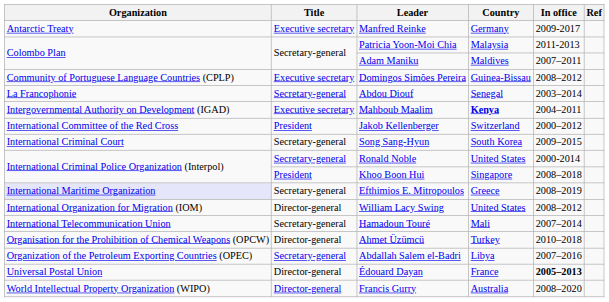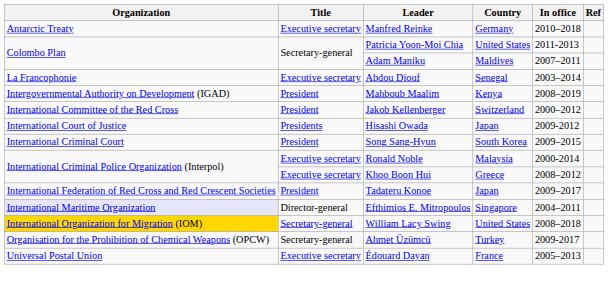(558, 28) 2009-2017 -> (558, 28) 2010–2018
(489, 45) Malaysia -> (503, 45) United States
- row: (412, 77)
(310, 93) Secretary-general -> (321, 77) Executive secretary
(314, 110) Executive secretary -> (299, 93) President
(485, 110) bold -> (489, 93) normal
(559, 110) 2004–2011 -> (558, 93) 2008–2019
+ row: (397, 126)
(310, 142) Secretary-general -> (299, 142) President
(310, 158) Secretary-general -> (321, 158) Executive secretary
(498, 158) United States -> (494, 158) Malaysia
(293, 175) President -> (321, 175) Executive secretary
(491, 175) Singapore -> (490, 175) Greece
(559, 175) 2008–2018 -> (558, 175) 2008–2012
+ row: (398, 191)
(310, 191) Secretary-general -> (314, 207) Director-general
(485, 191) Greece -> (496, 207) Singapore
(559, 191) 2008–2019 -> (558, 207) 2004–2011
(104, 207) no background -> (104, 223) gold background
(308, 207) Director-general -> (317, 223) Secretary-general
(559, 207) 2008–2012 -> (558, 223) 2008–2018
- row: (395, 223)
(308, 239) Director-general -> (317, 239) Secretary-general
(559, 239) 2010–2018 -> (557, 239) 2009-2017
- row: (410, 256)
(308, 272) Director-general -> (321, 256) Executive secretary
(559, 272) bold -> (558, 256) normal
- row: (388, 288)
